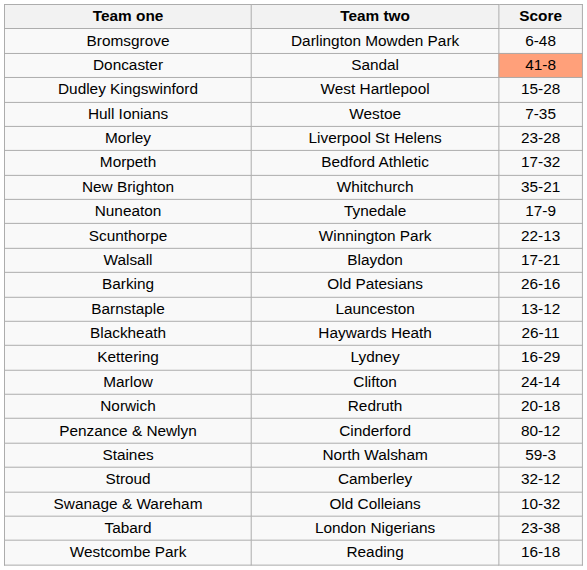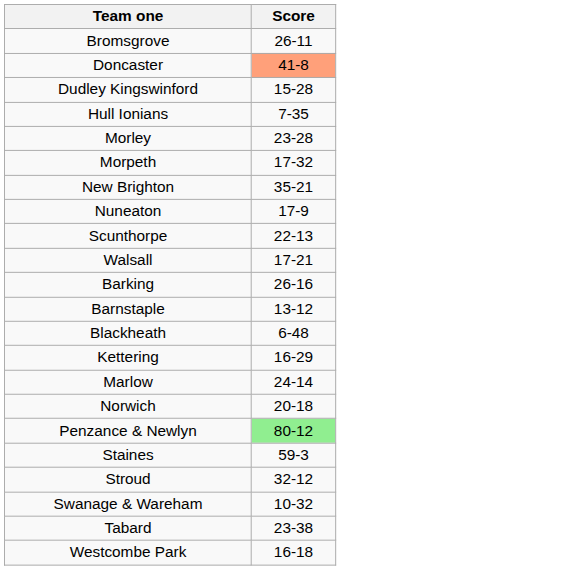- column: (375, 16)
(541, 41) 6-48 -> (293, 41) 26-11
(541, 333) 26-11 -> (294, 333) 6-48
(541, 430) no background -> (293, 430) lightgreen background
